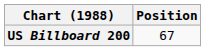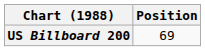(167, 36) 67 -> (167, 36) 69
